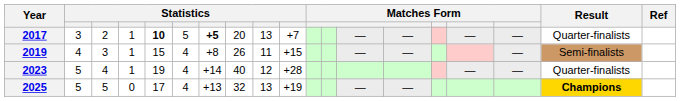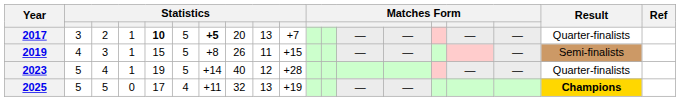(186, 53) 4 -> (186, 53) 5
(186, 70) 4 -> (186, 70) 5
(212, 88) +13 -> (212, 88) +11
